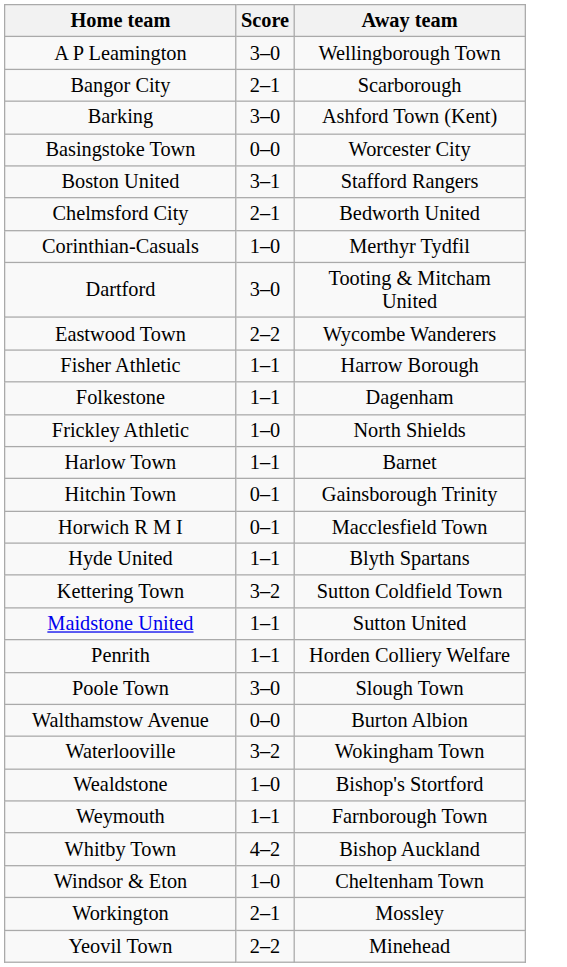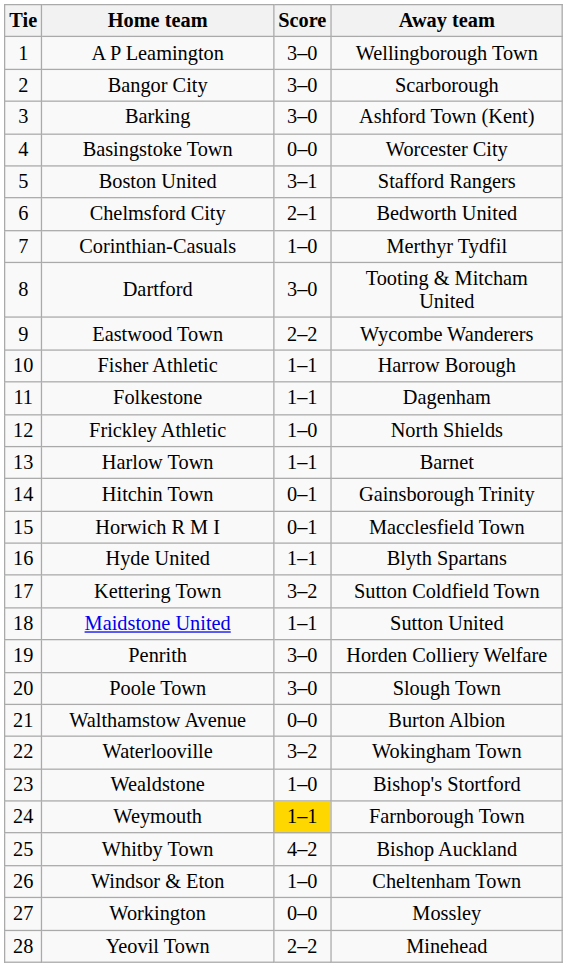+ column: (23, 20)
(265, 85) 2–1 -> (302, 85) 3–0
(265, 655) 1–1 -> (302, 655) 3–0
(265, 816) no background -> (302, 816) gold background
(265, 913) 2–1 -> (302, 913) 0–0
